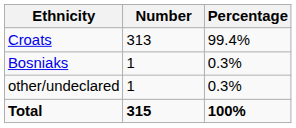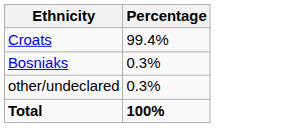- column: (164, 16)
